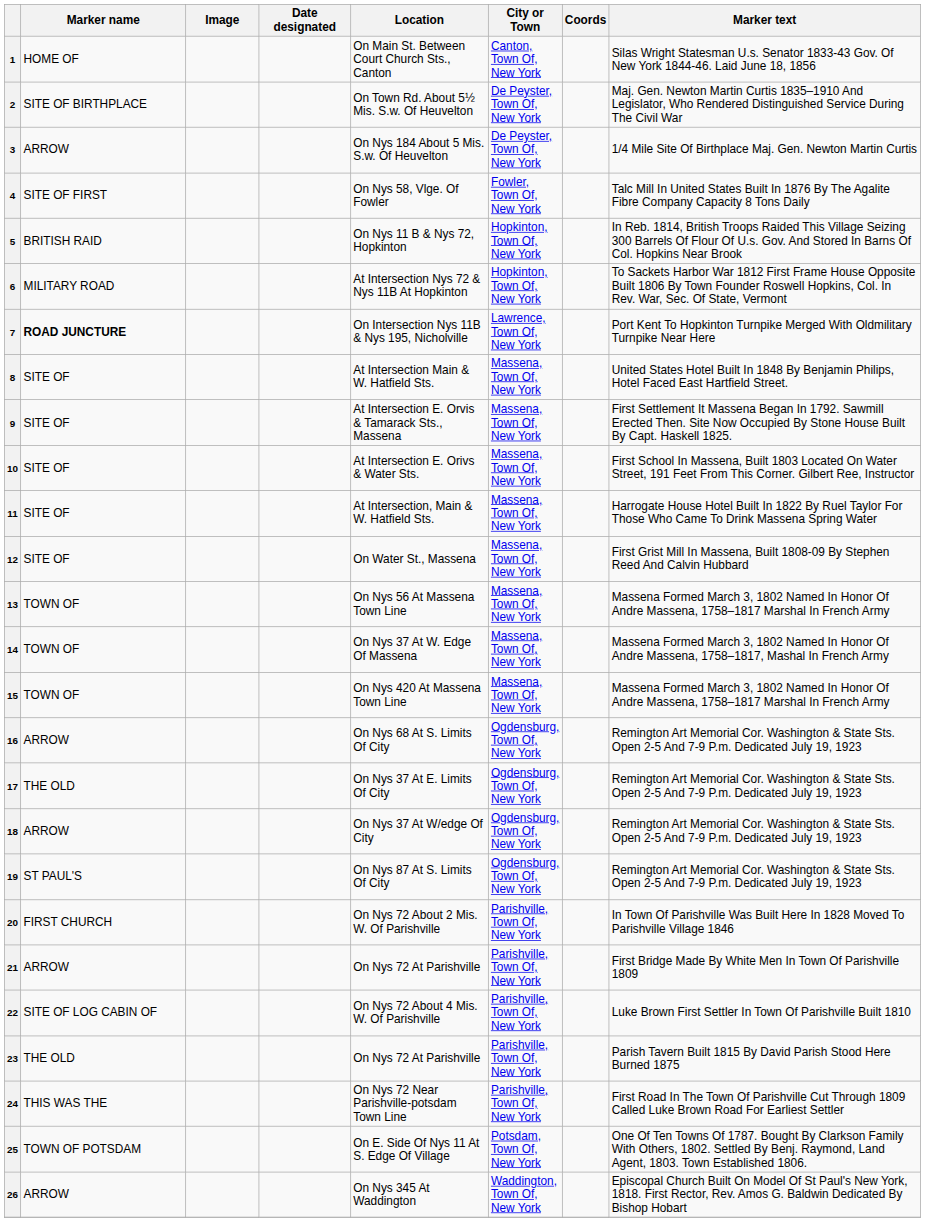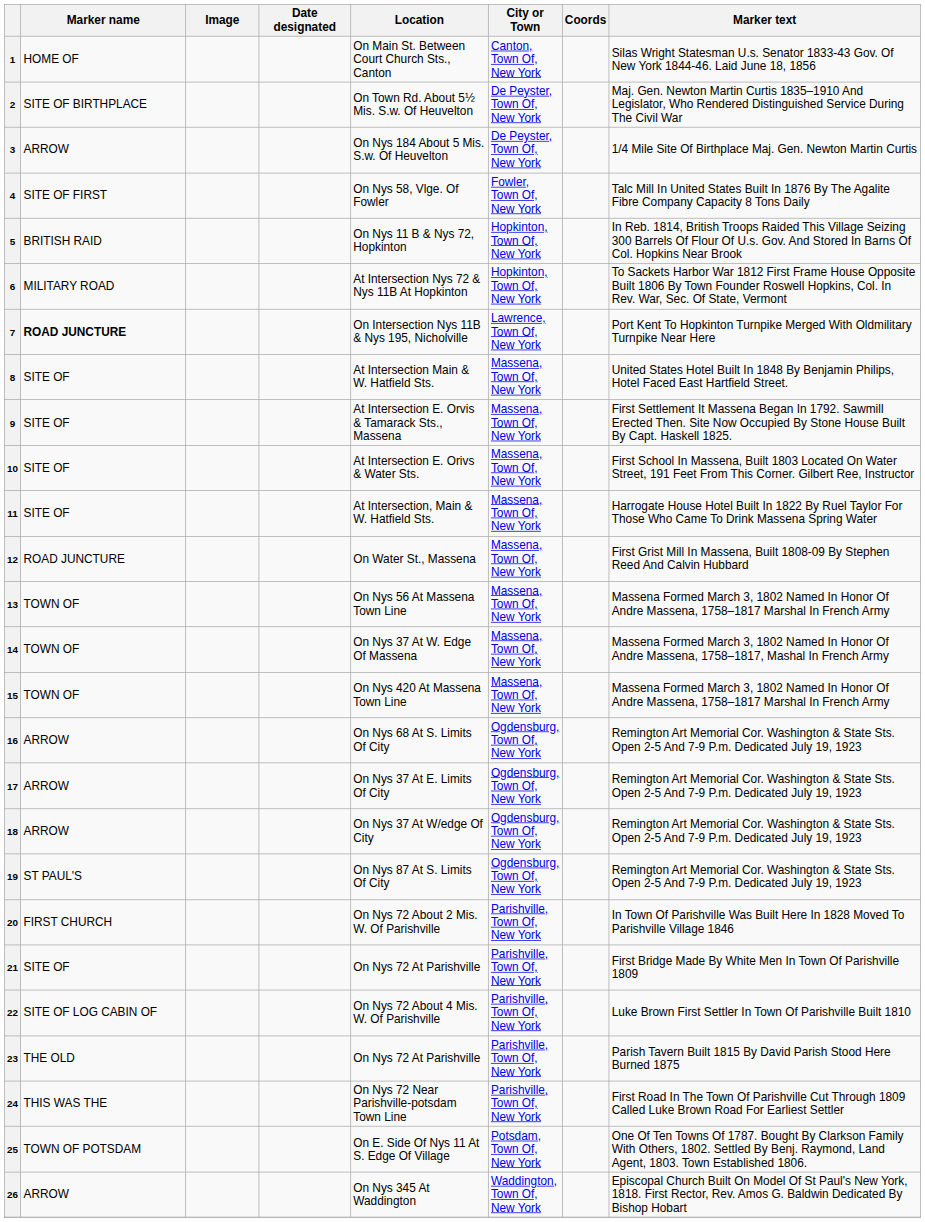(47, 558) SITE OF -> (74, 558) ROAD JUNCTURE
(49, 785) THE OLD -> (46, 785) ARROW
(46, 967) ARROW -> (47, 967) SITE OF
